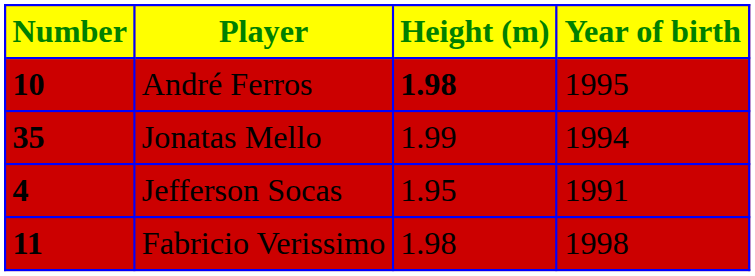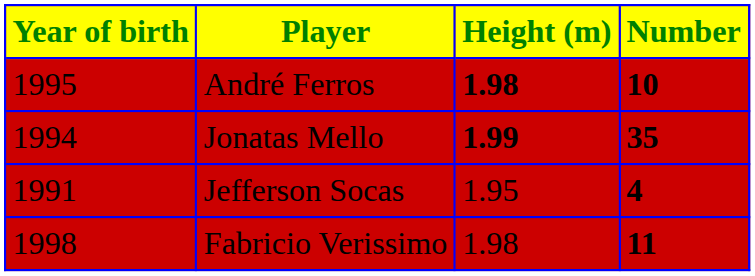columns swapped: (70, 30) <-> (653, 30)
(428, 136) normal -> (490, 136) bold
